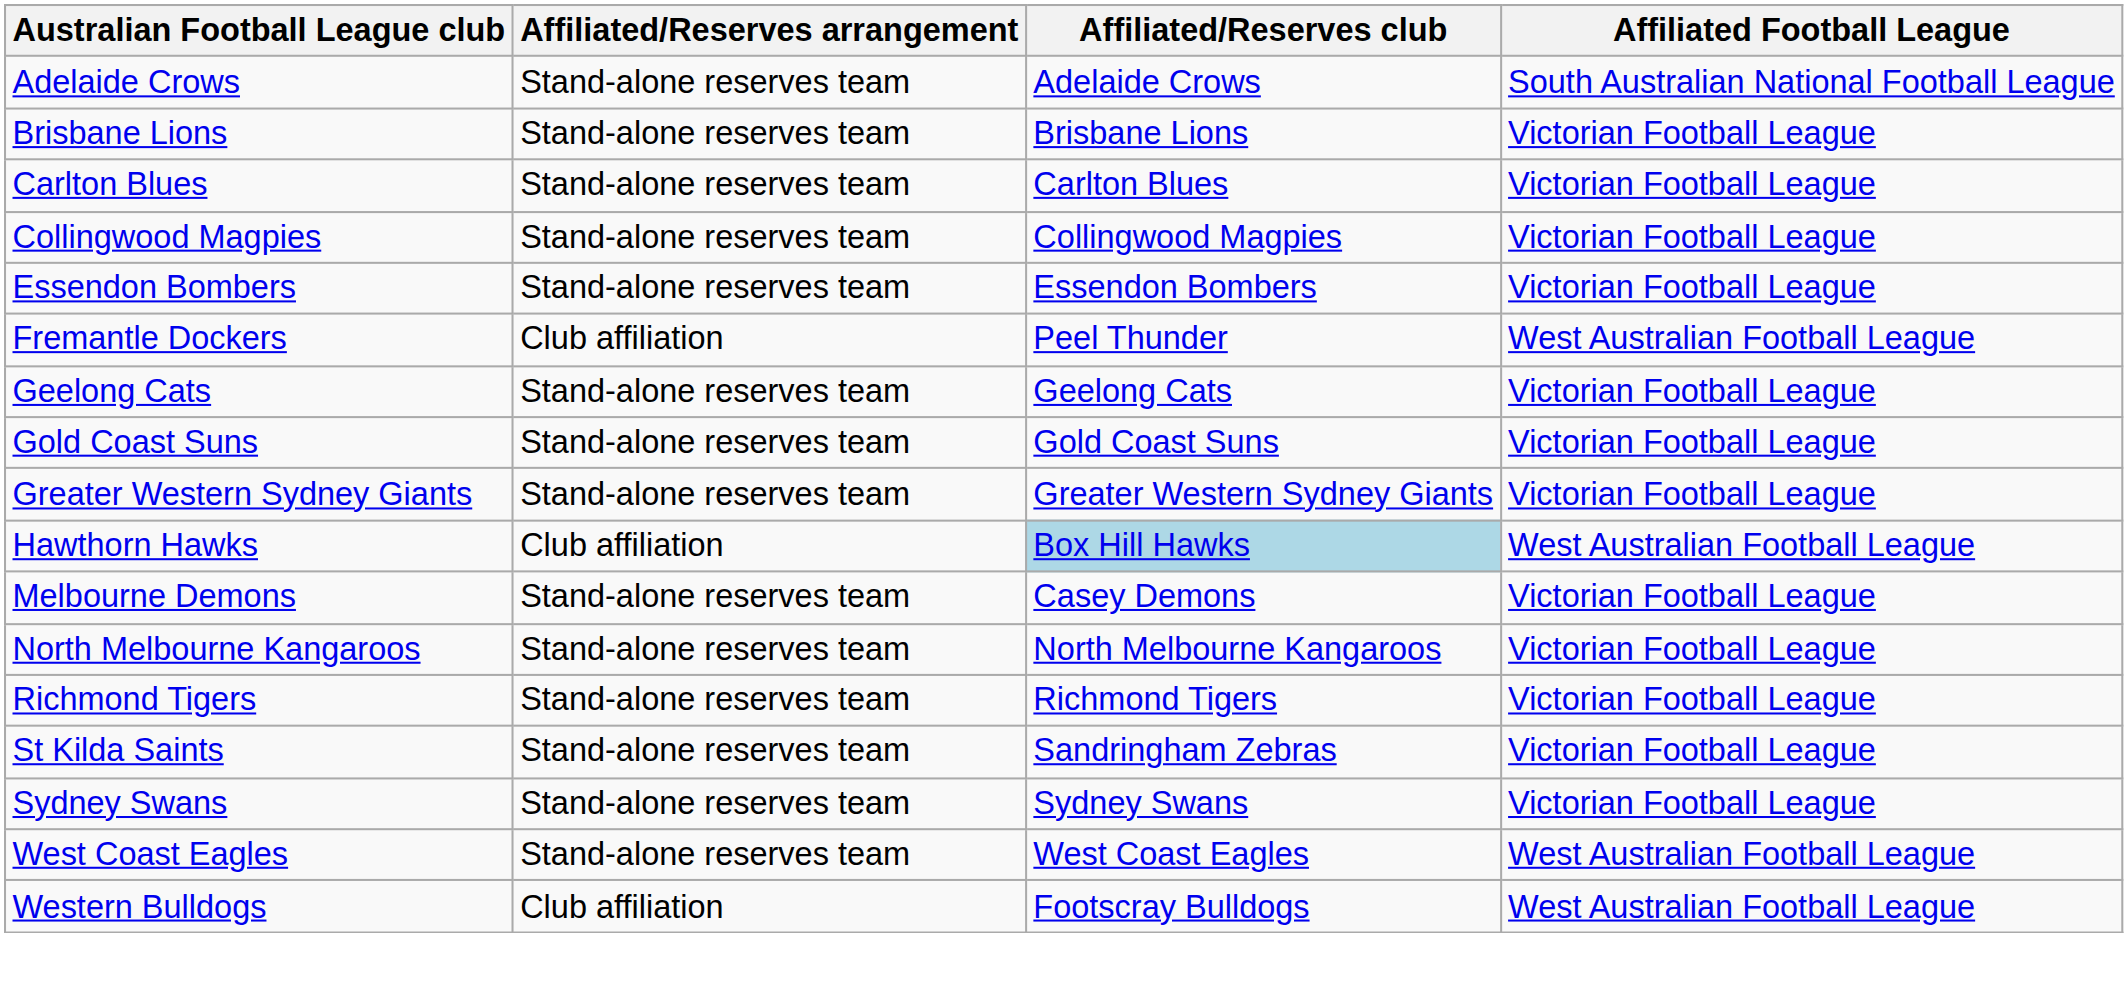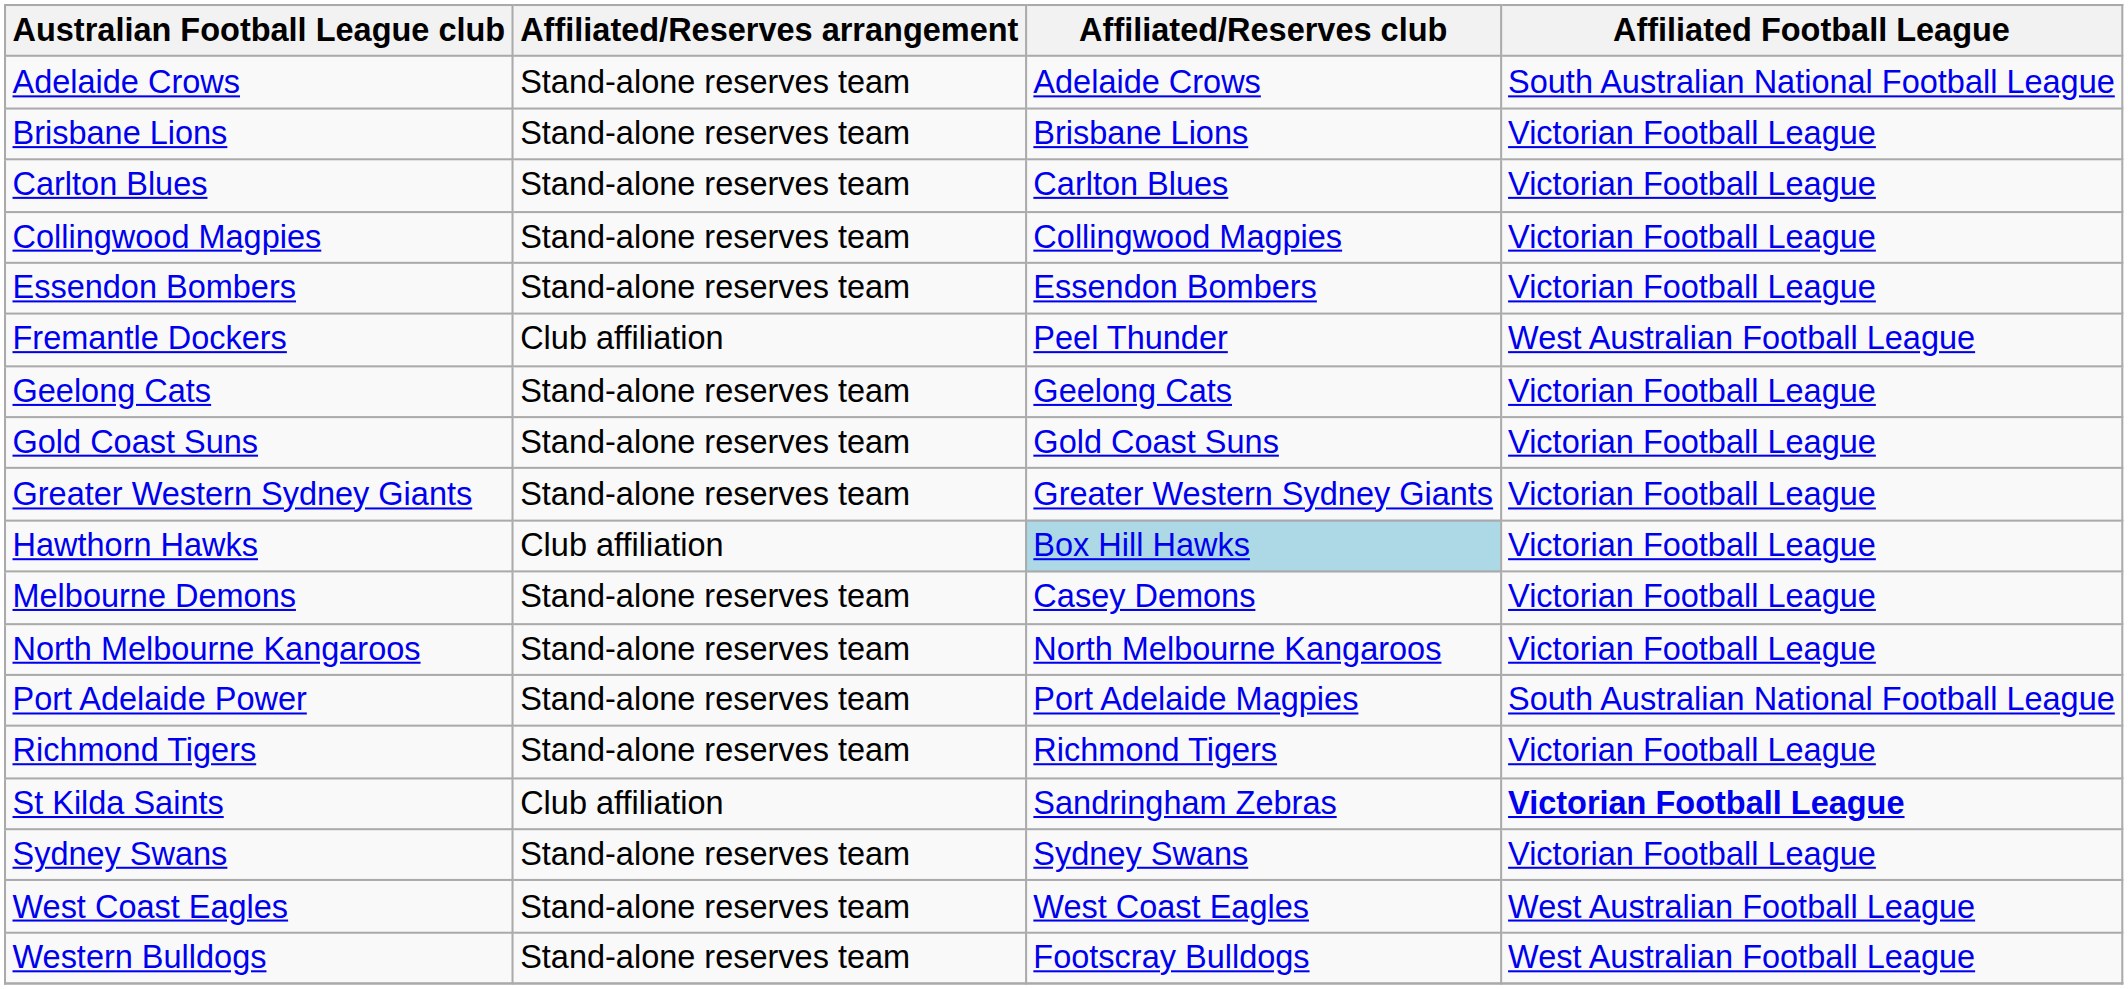(1742, 545) West Australian Football League -> (1692, 545) Victorian Football League
+ row: (160, 699)
(715, 751) Stand-alone reserves team -> (622, 802) Club affiliation
(1692, 751) normal -> (1706, 802) bold
(622, 905) Club affiliation -> (715, 957) Stand-alone reserves team
